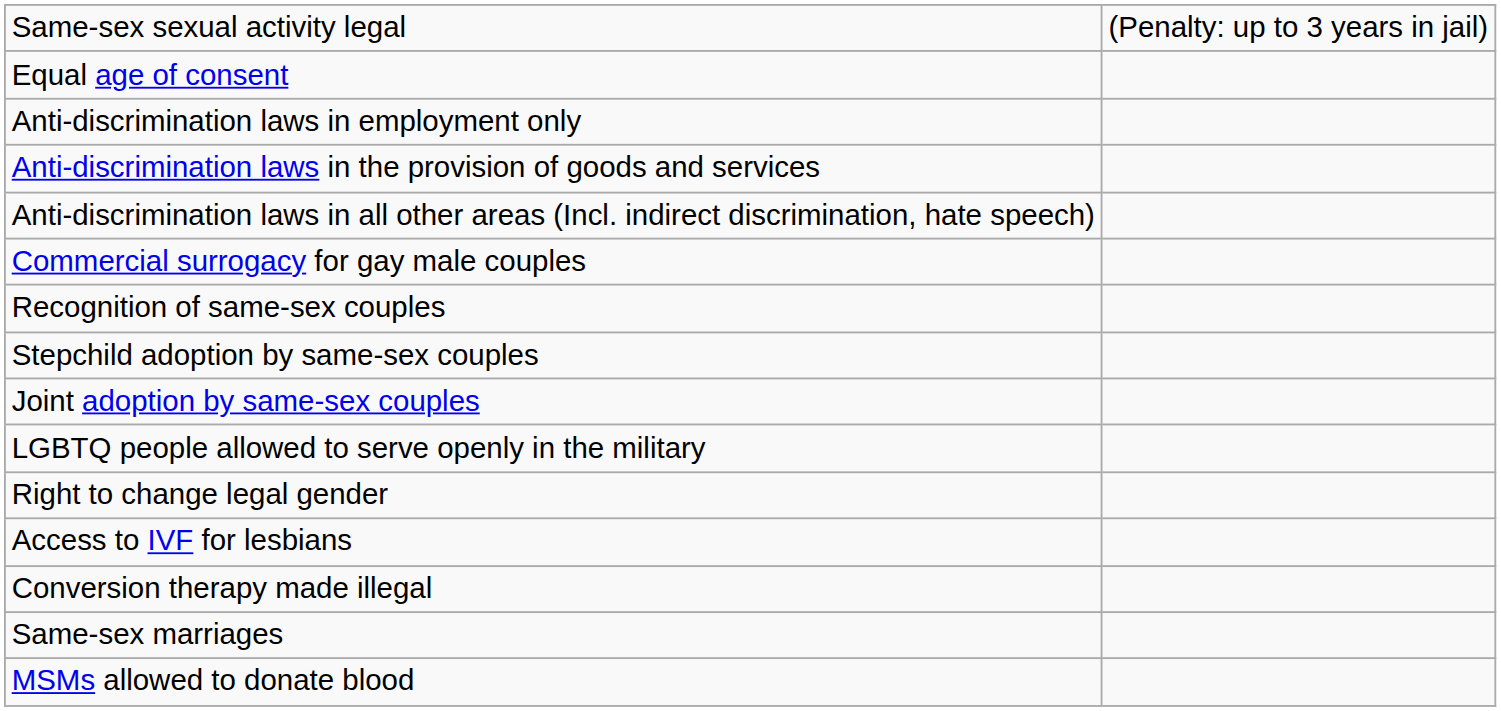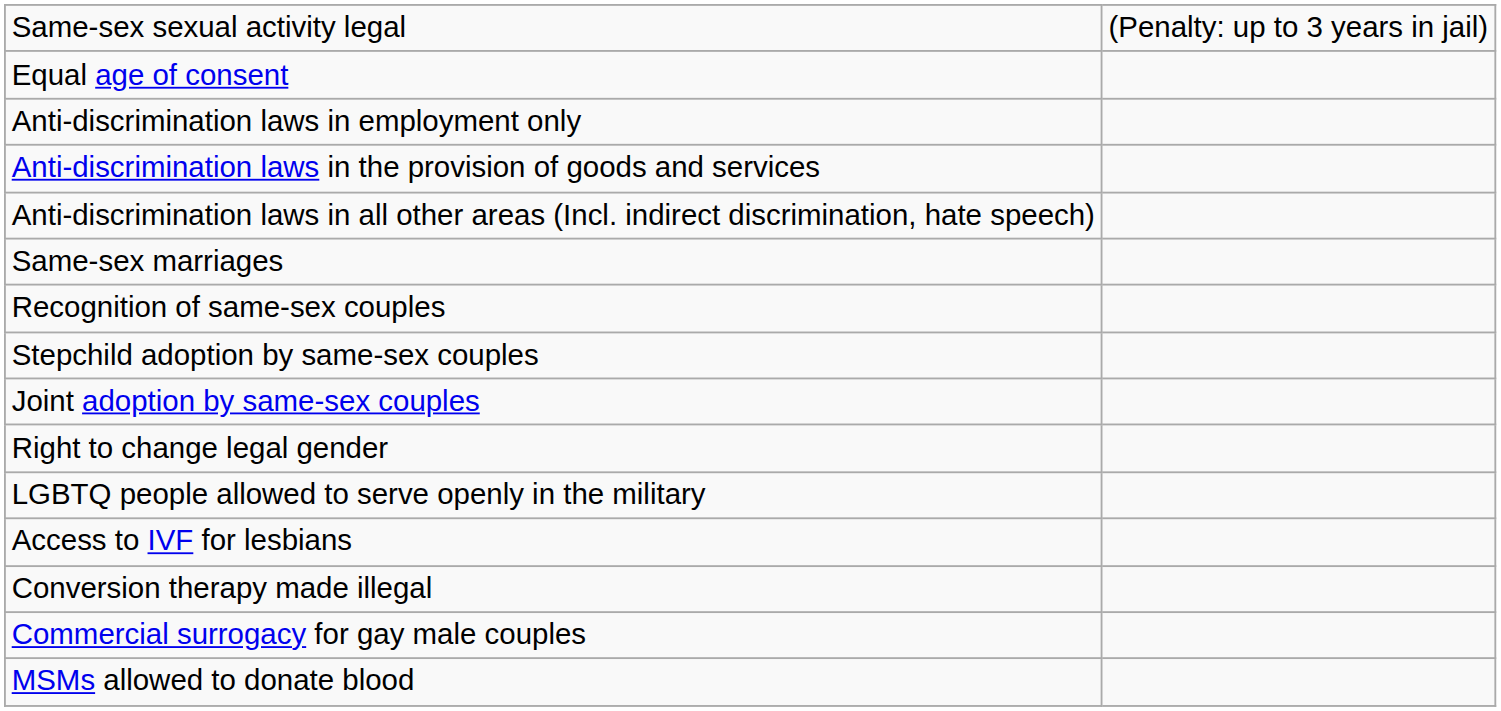rows swapped: (148, 634) <-> (299, 261)
rows swapped: (359, 448) <-> (200, 494)
